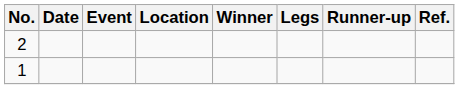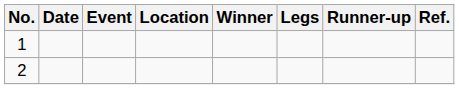rows swapped: (22, 70) <-> (22, 44)
